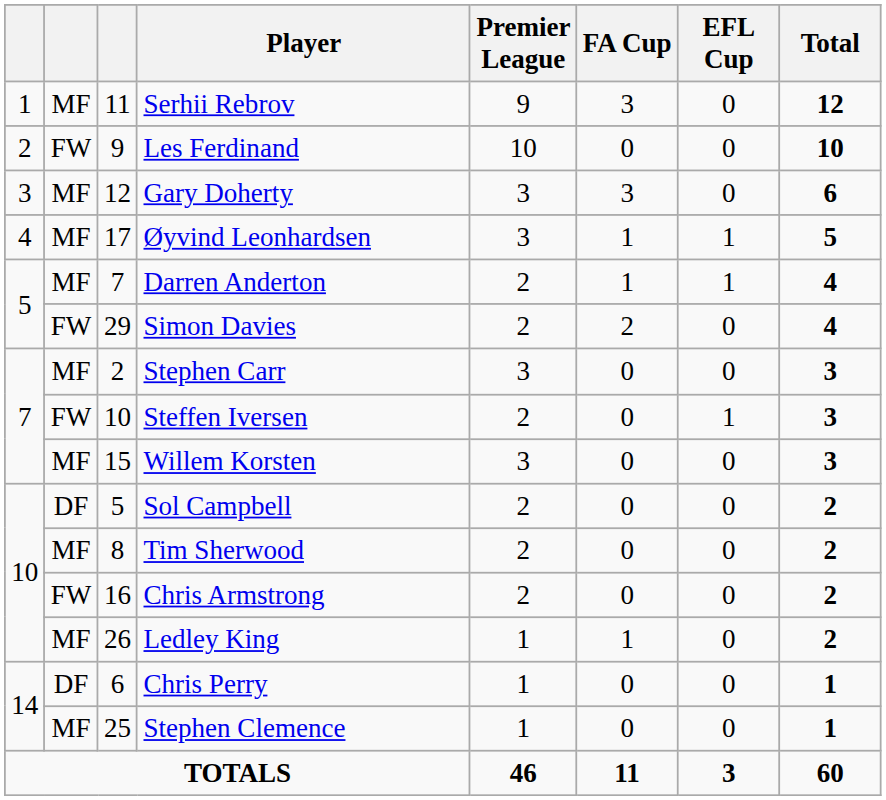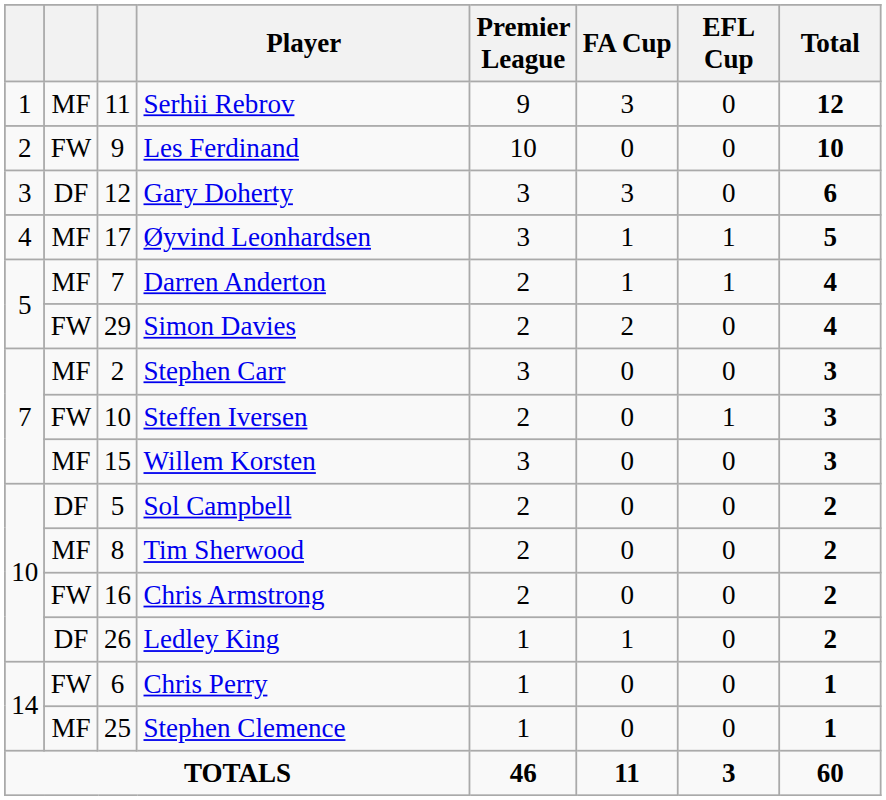(71, 192) MF -> (71, 192) DF
(71, 638) MF -> (71, 638) DF
(71, 683) DF -> (71, 683) FW
